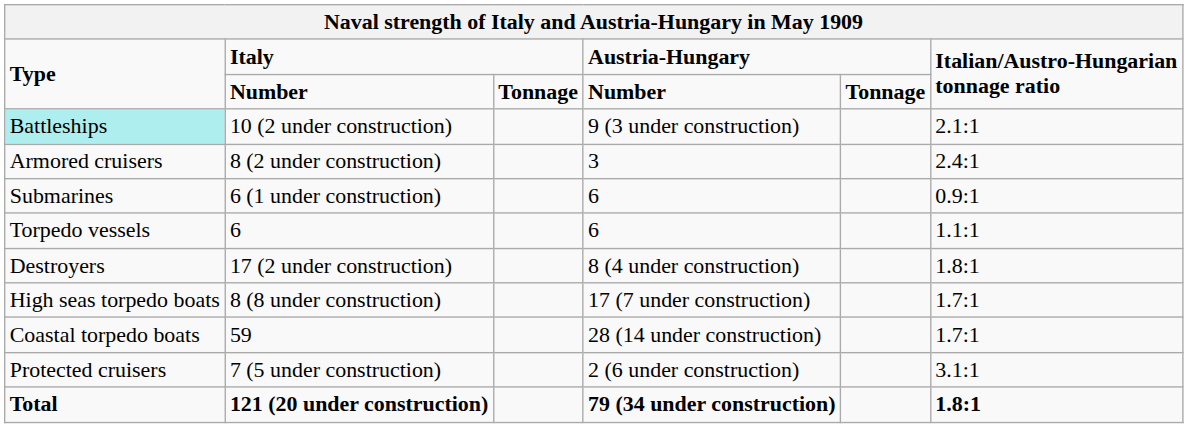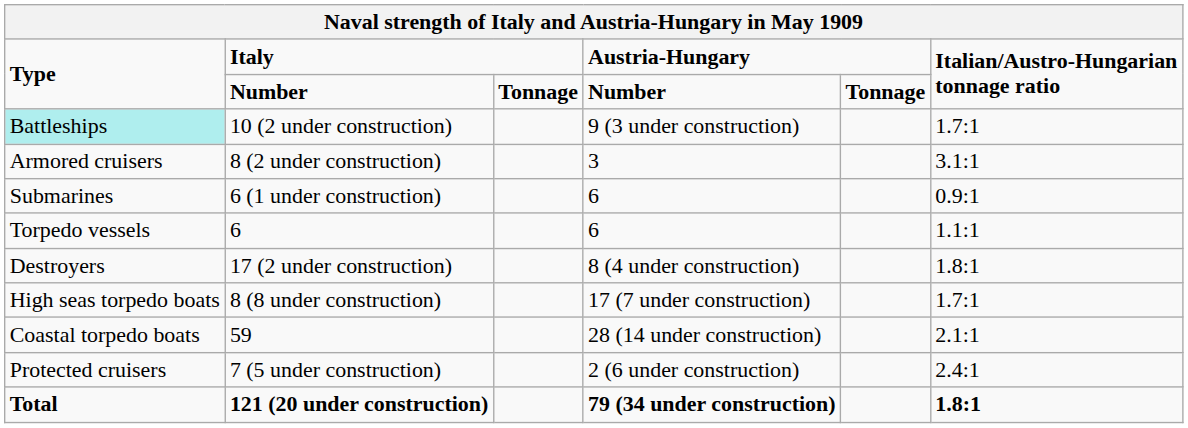(958, 126) 2.1:1 -> (958, 126) 1.7:1
(958, 160) 2.4:1 -> (958, 160) 3.1:1
(958, 334) 1.7:1 -> (958, 334) 2.1:1
(958, 369) 3.1:1 -> (958, 369) 2.4:1
